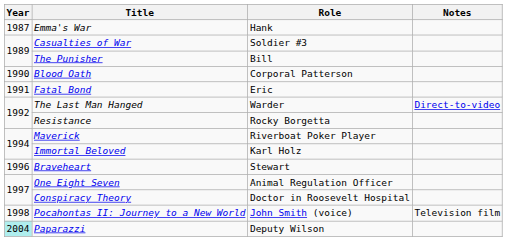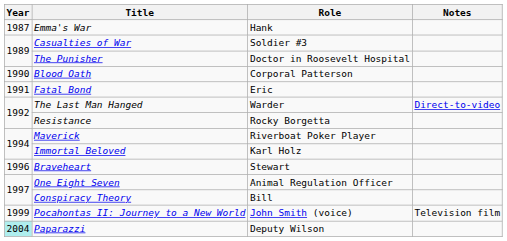(261, 58) Bill -> (330, 58) Doctor in Roosevelt Hospital
(330, 198) Doctor in Roosevelt Hospital -> (261, 198) Bill
(18, 213) 1998 -> (18, 213) 1999
